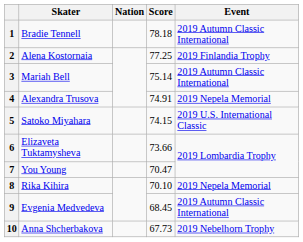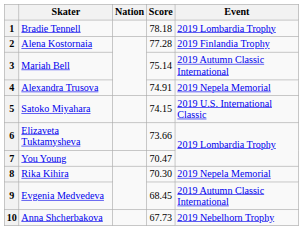(221, 34) 2019 Autumn Classic International -> (227, 28) 2019 Lombardia Trophy
(161, 55) 77.25 -> (161, 44) 77.28
(161, 185) 70.10 -> (161, 174) 70.30
